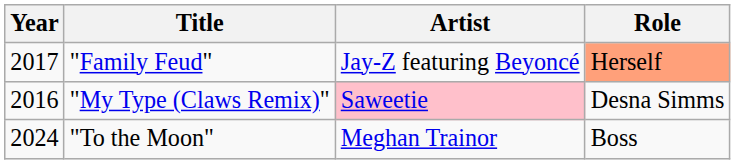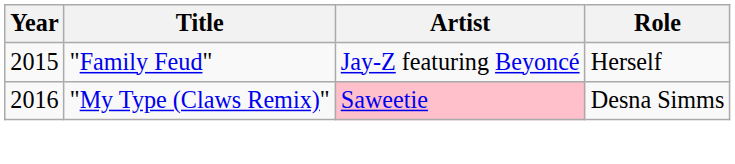(34, 61) 2017 -> (34, 61) 2015
(626, 61) lightsalmon background -> (626, 61) no background
- row: (142, 138)
